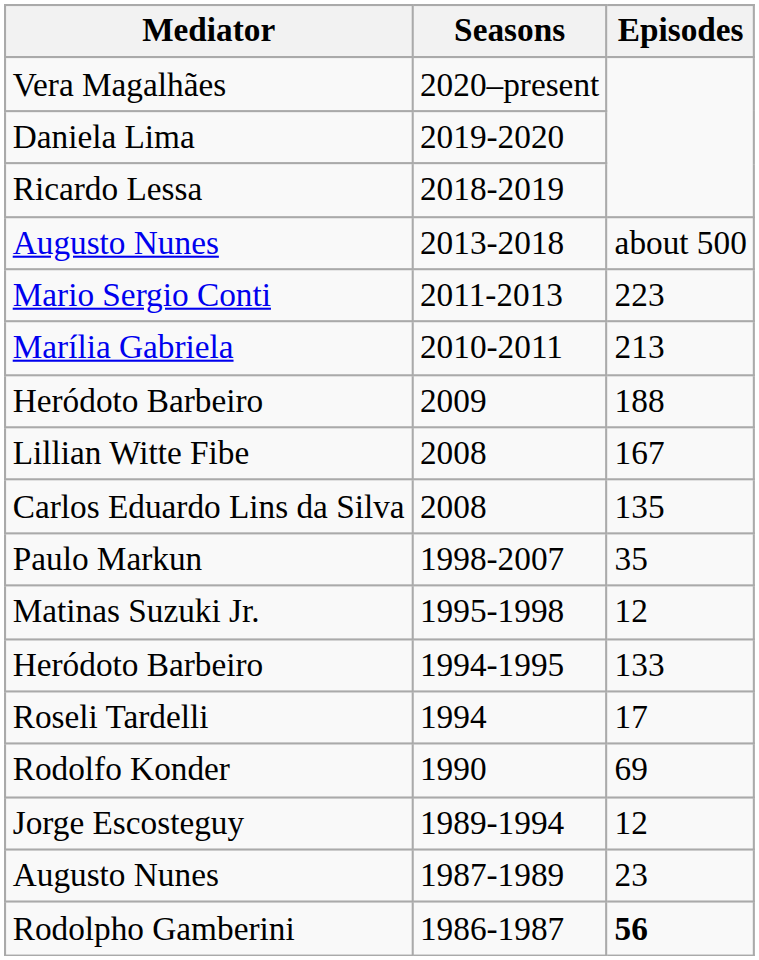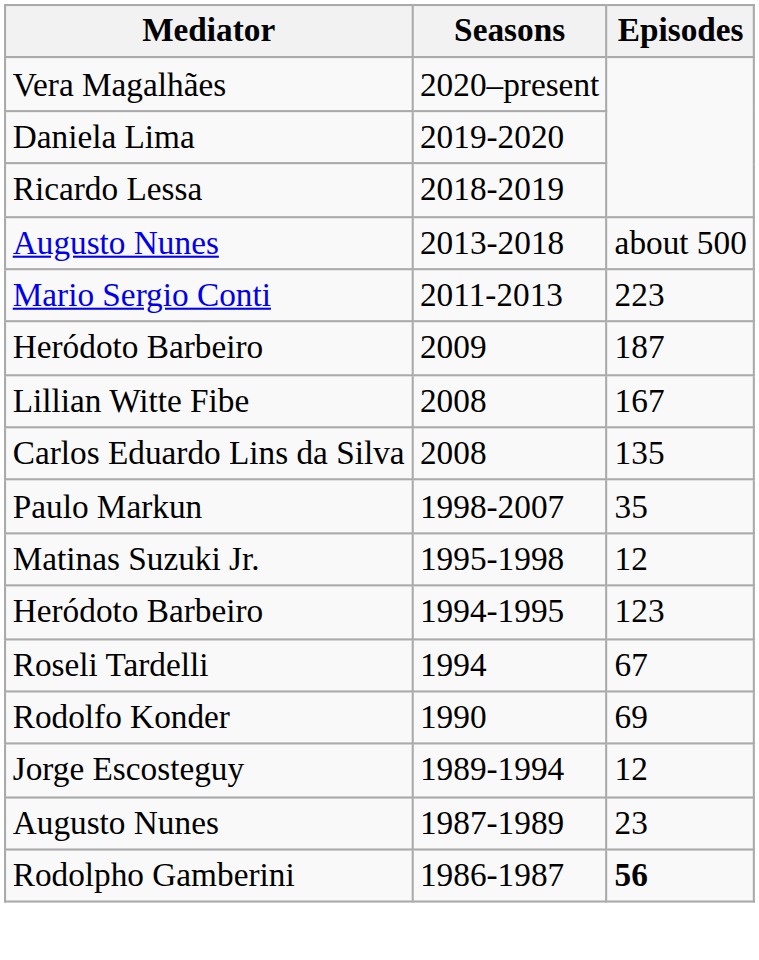- row: (123, 347)
(640, 400) 188 -> (640, 347) 187
(640, 664) 133 -> (640, 611) 123
(631, 717) 17 -> (631, 664) 67
